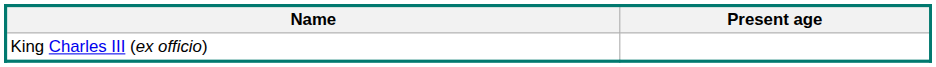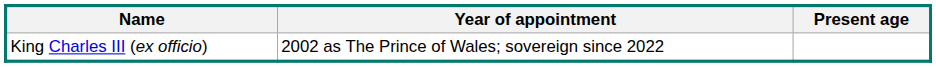+ column: (535, 19)
